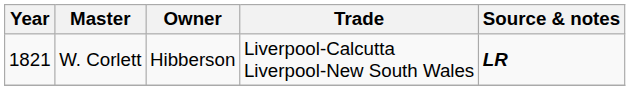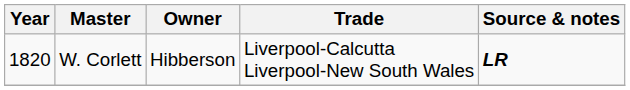(30, 59) 1821 -> (30, 59) 1820
